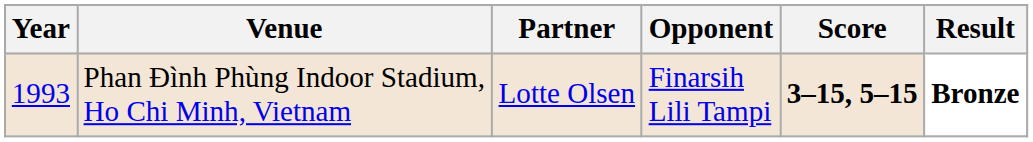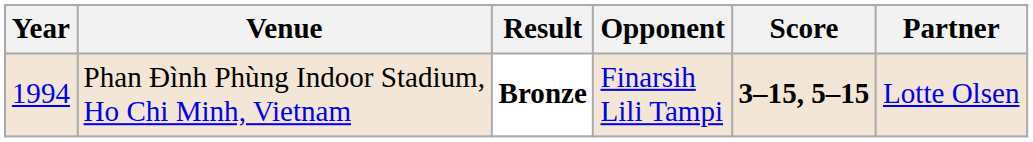columns swapped: (567, 28) <-> (975, 28)
(41, 94) 1993 -> (41, 94) 1994
